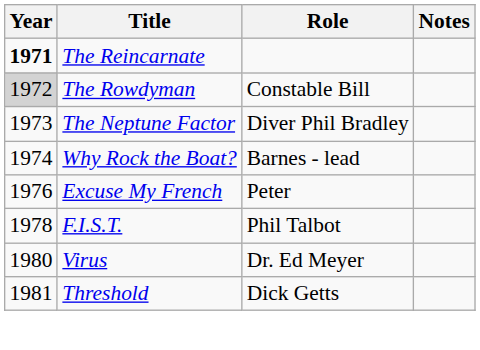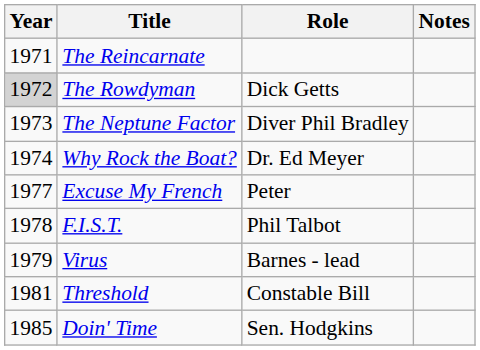(31, 55) bold -> (31, 55) normal
(308, 89) Constable Bill -> (293, 89) Dick Getts
(303, 157) Barnes - lead -> (305, 157) Dr. Ed Meyer
(31, 191) 1976 -> (31, 191) 1977
(31, 259) 1980 -> (31, 259) 1979
(305, 259) Dr. Ed Meyer -> (303, 259) Barnes - lead
(293, 293) Dick Getts -> (308, 293) Constable Bill
+ row: (110, 327)
